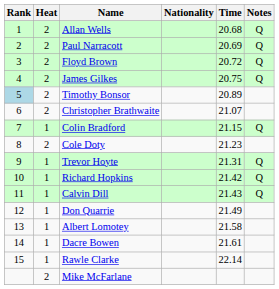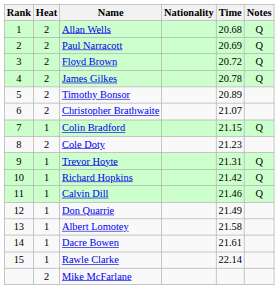(230, 78) 20.75 -> (230, 78) 20.78
(19, 95) lightblue background -> (19, 95) no background
(230, 194) 21.43 -> (230, 194) 21.46
